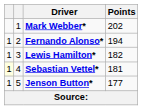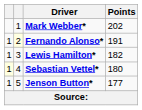(18, 40) no background -> (18, 40) lightyellow background
(115, 40) 194 -> (115, 40) 191
(115, 69) 181 -> (115, 69) 180
